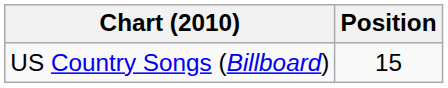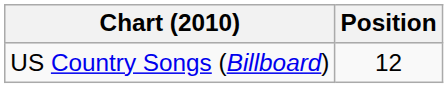(389, 62) 15 -> (389, 62) 12
